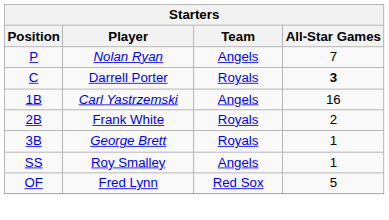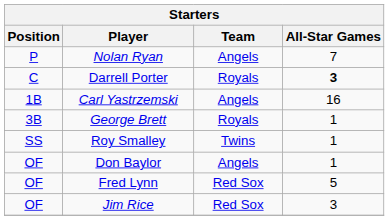- row: (128, 120)
(238, 162) Angels -> (238, 141) Twins
+ row: (128, 162)
+ row: (128, 204)
